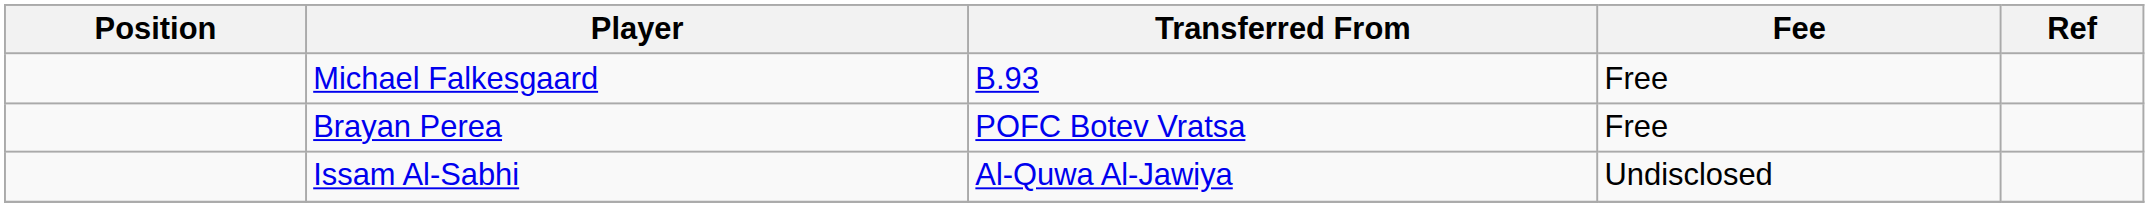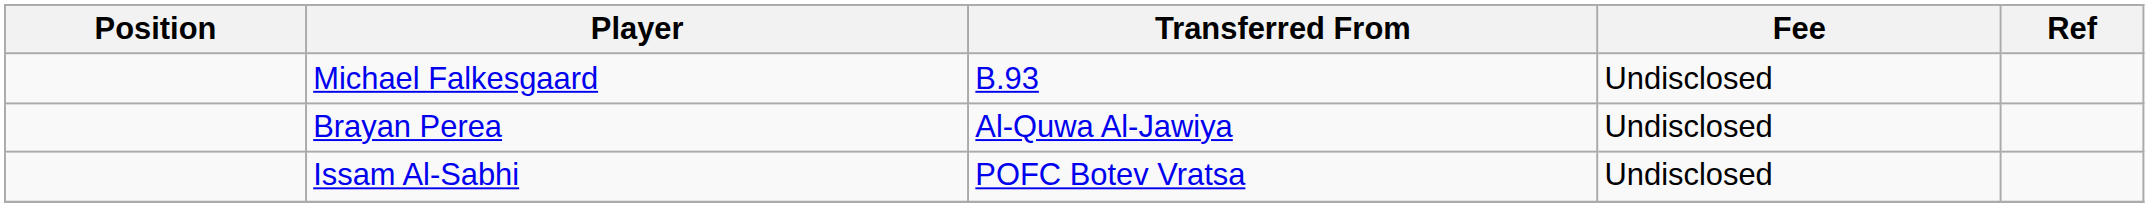(1636, 77) Free -> (1689, 77) Undisclosed
(1110, 126) POFC Botev Vratsa -> (1104, 126) Al-Quwa Al-Jawiya
(1636, 126) Free -> (1689, 126) Undisclosed
(1104, 175) Al-Quwa Al-Jawiya -> (1110, 175) POFC Botev Vratsa
